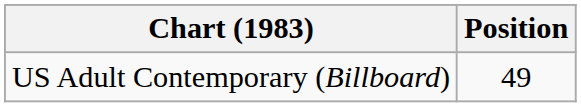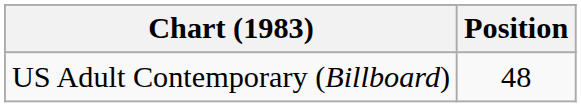(516, 76) 49 -> (516, 76) 48
